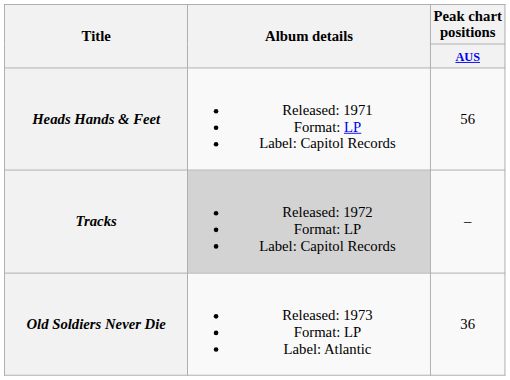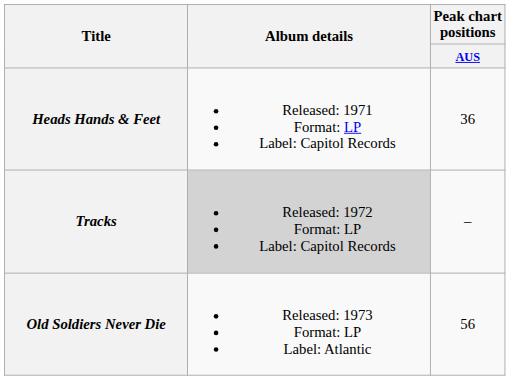(468, 118) 56 -> (468, 118) 36
(468, 323) 36 -> (468, 323) 56
